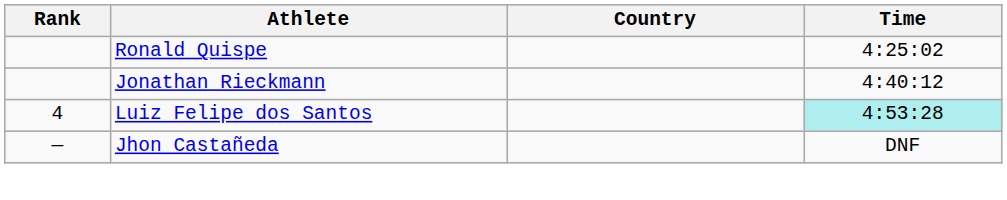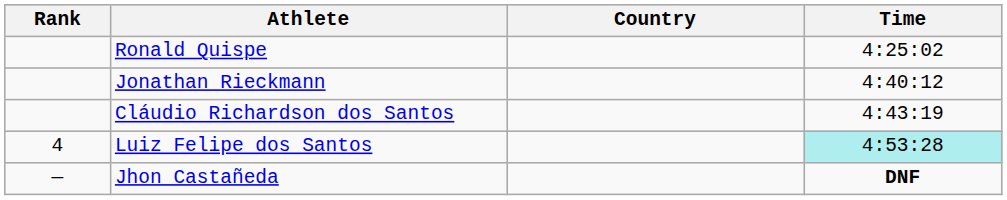+ row: (285, 115)
(903, 147) normal -> (903, 178) bold
